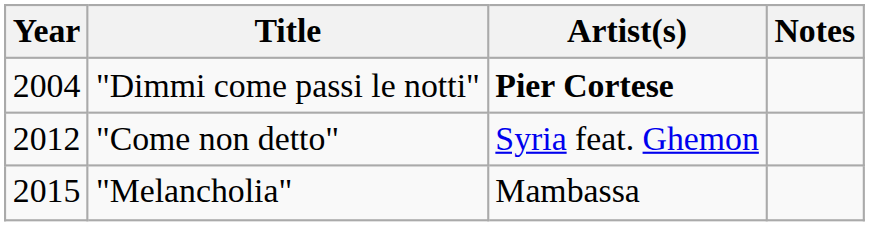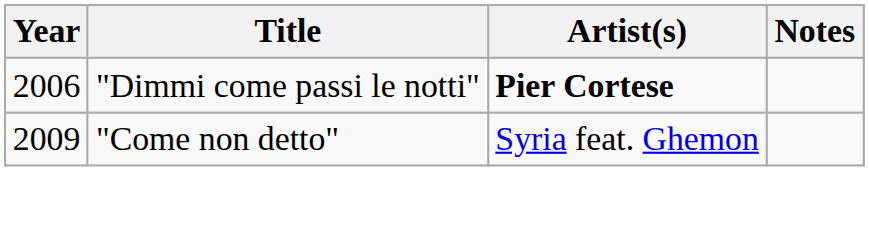(47, 84) 2004 -> (47, 84) 2006
(47, 138) 2012 -> (47, 138) 2009
- row: (194, 191)
